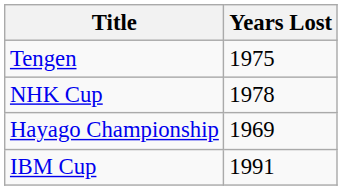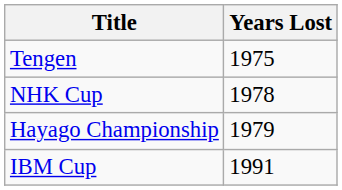(252, 130) 1969 -> (252, 130) 1979
